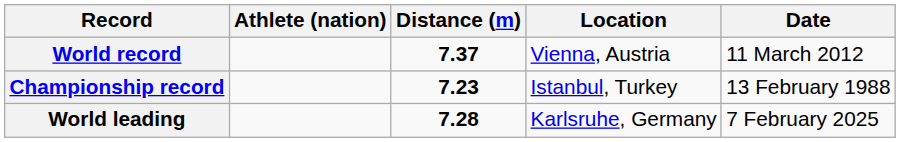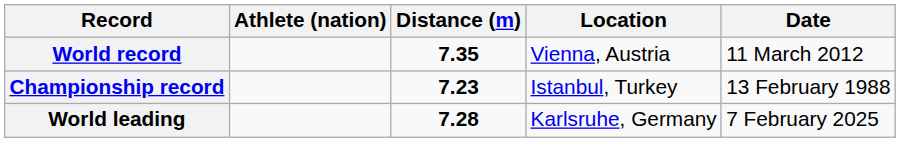(459, 53) 7.37 -> (459, 53) 7.35
